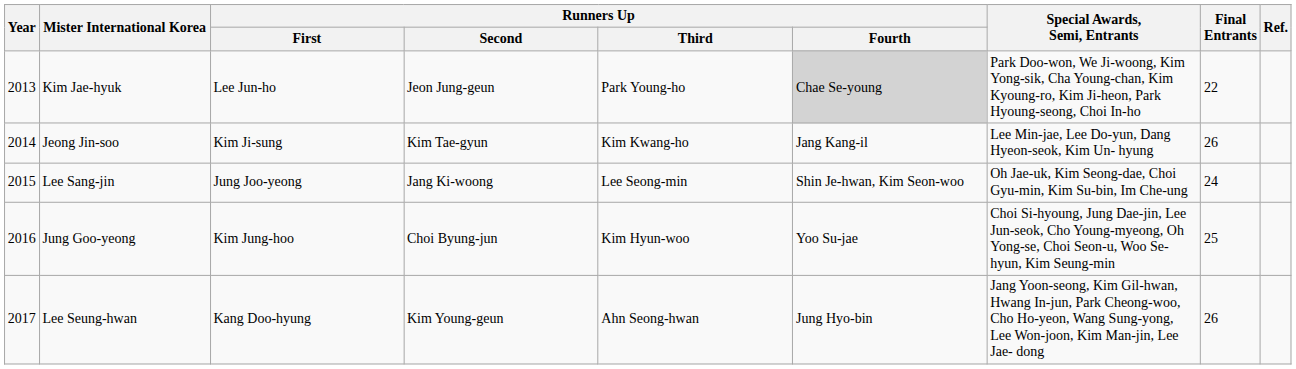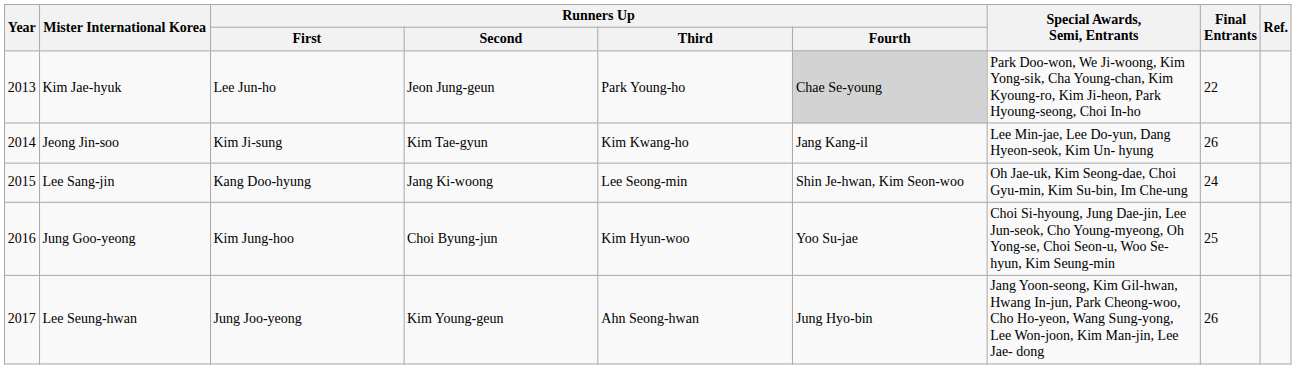(258, 182) Jung Joo-yeong -> (262, 182) Kang Doo-hyung
(262, 319) Kang Doo-hyung -> (258, 319) Jung Joo-yeong
